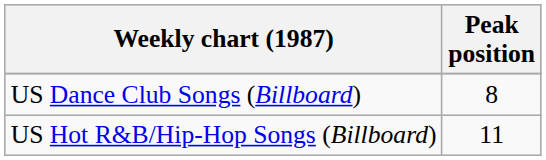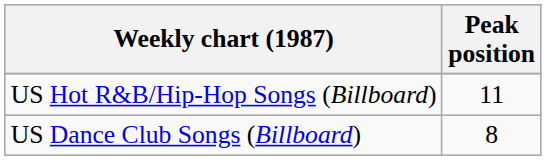rows swapped: (186, 94) <-> (224, 134)
